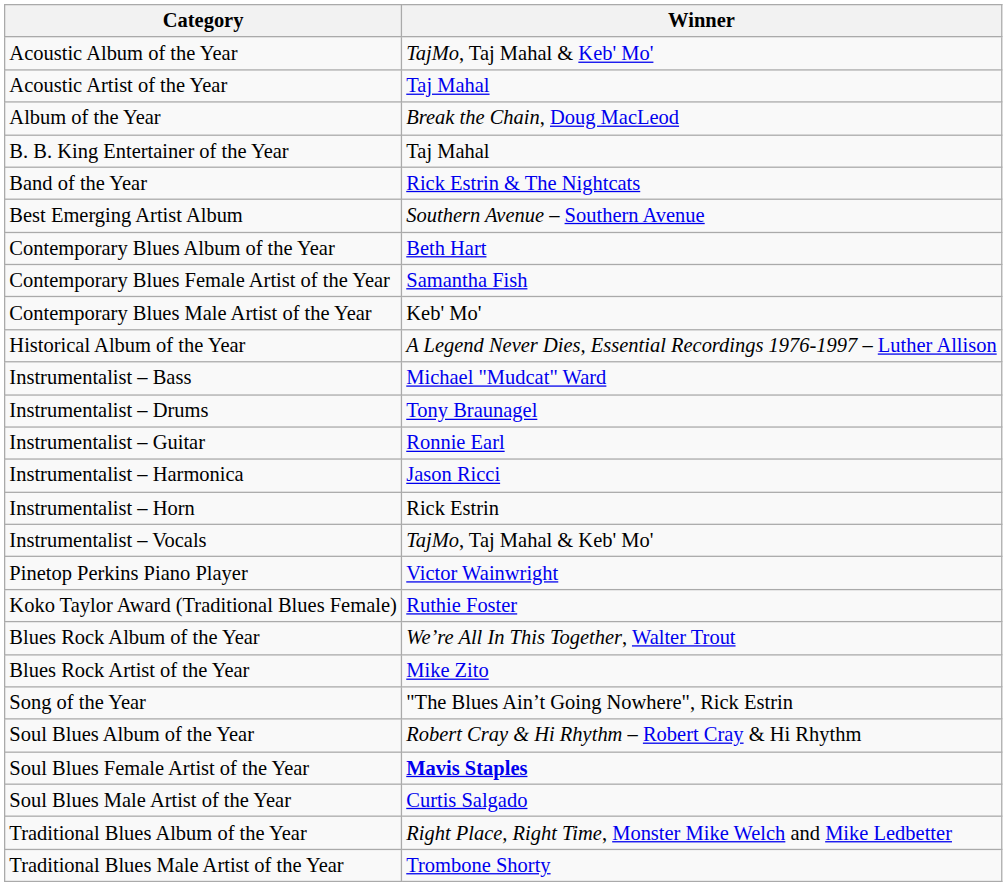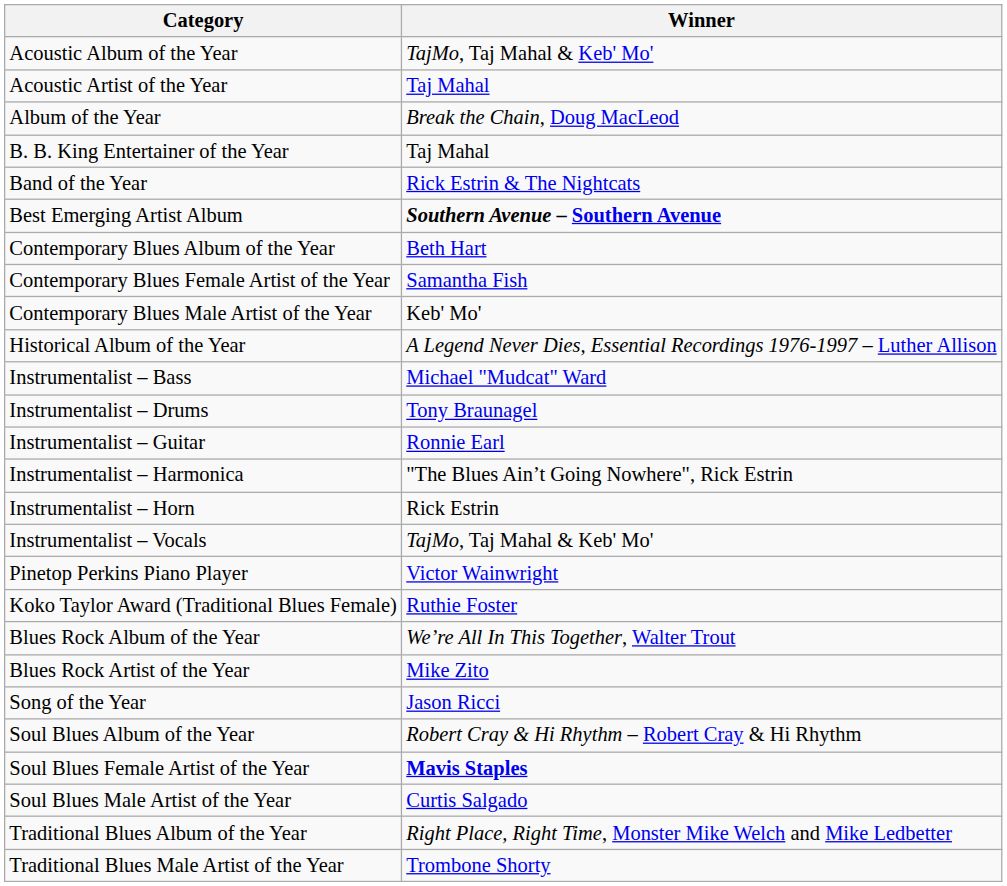(555, 215) normal -> (564, 215) bold
(453, 475) Jason Ricci -> (600, 475) "The Blues Ain’t Going Nowhere", Rick Estrin
(600, 702) "The Blues Ain’t Going Nowhere", Rick Estrin -> (453, 702) Jason Ricci
